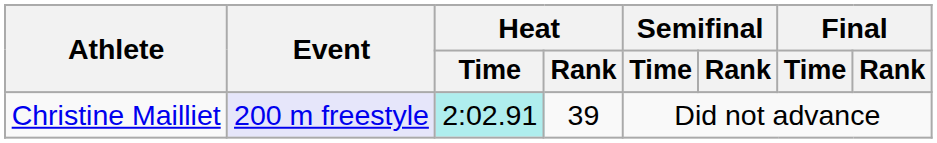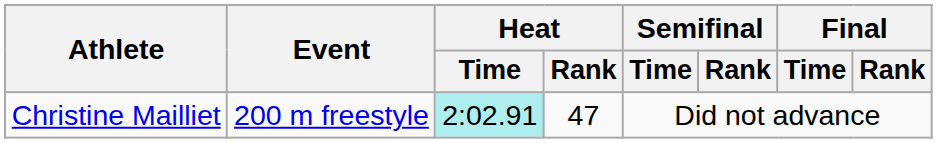(331, 115) lavender background -> (331, 115) no background
(583, 115) 39 -> (583, 115) 47
